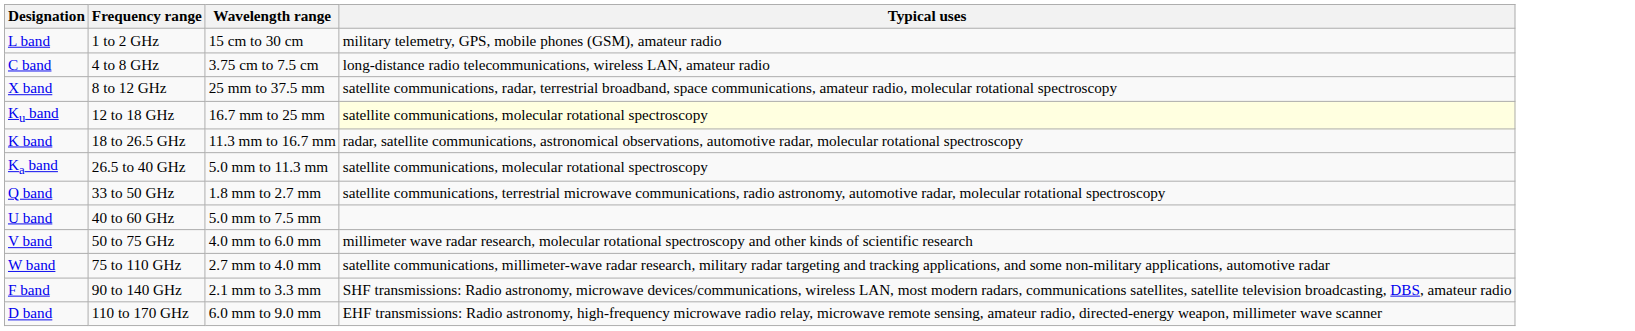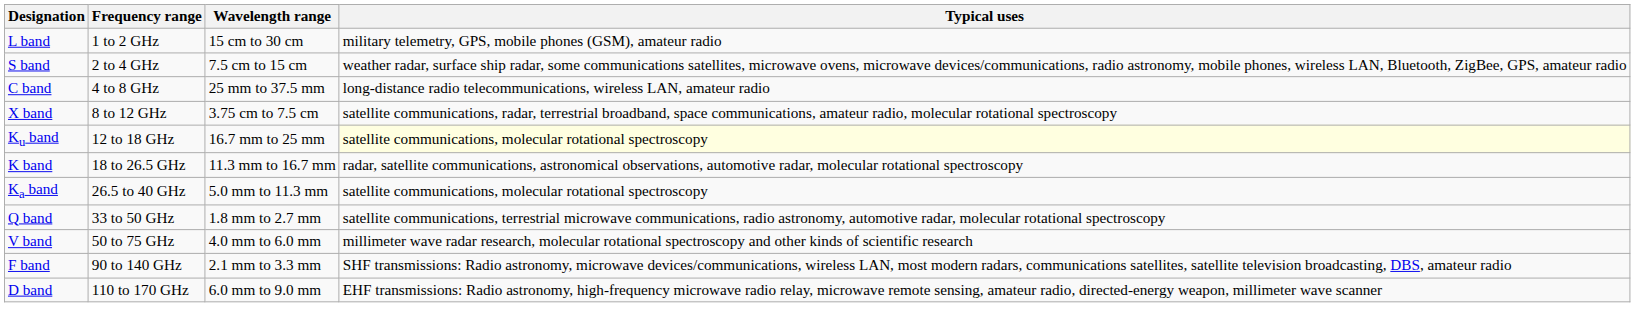+ row: (29, 64)
(264, 64) 3.75 cm to 7.5 cm -> (267, 88) 25 mm to 37.5 mm
(267, 88) 25 mm to 37.5 mm -> (264, 112) 3.75 cm to 7.5 cm
- row: (30, 217)
- row: (32, 265)
